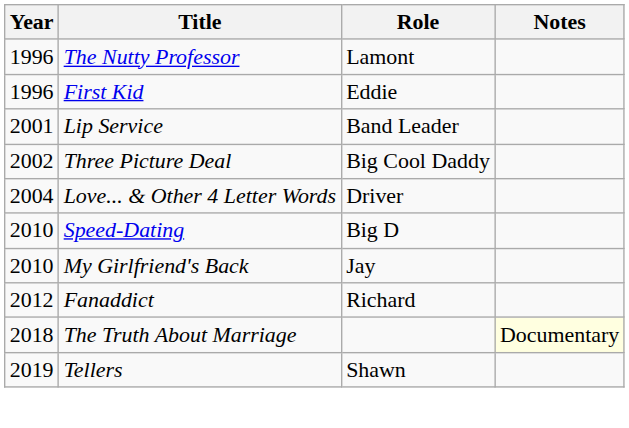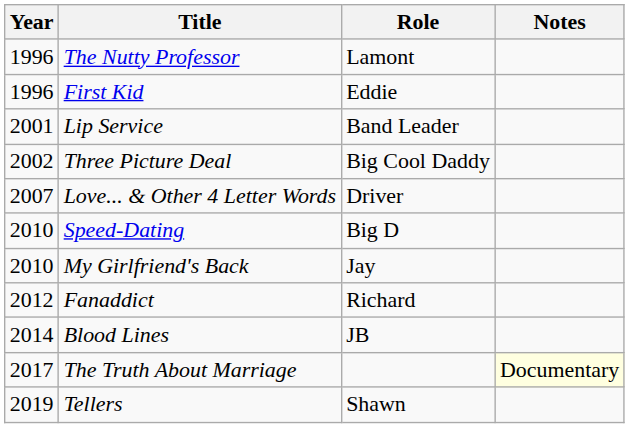(32, 195) 2004 -> (32, 195) 2007
+ row: (116, 334)
(32, 334) 2018 -> (32, 369) 2017
